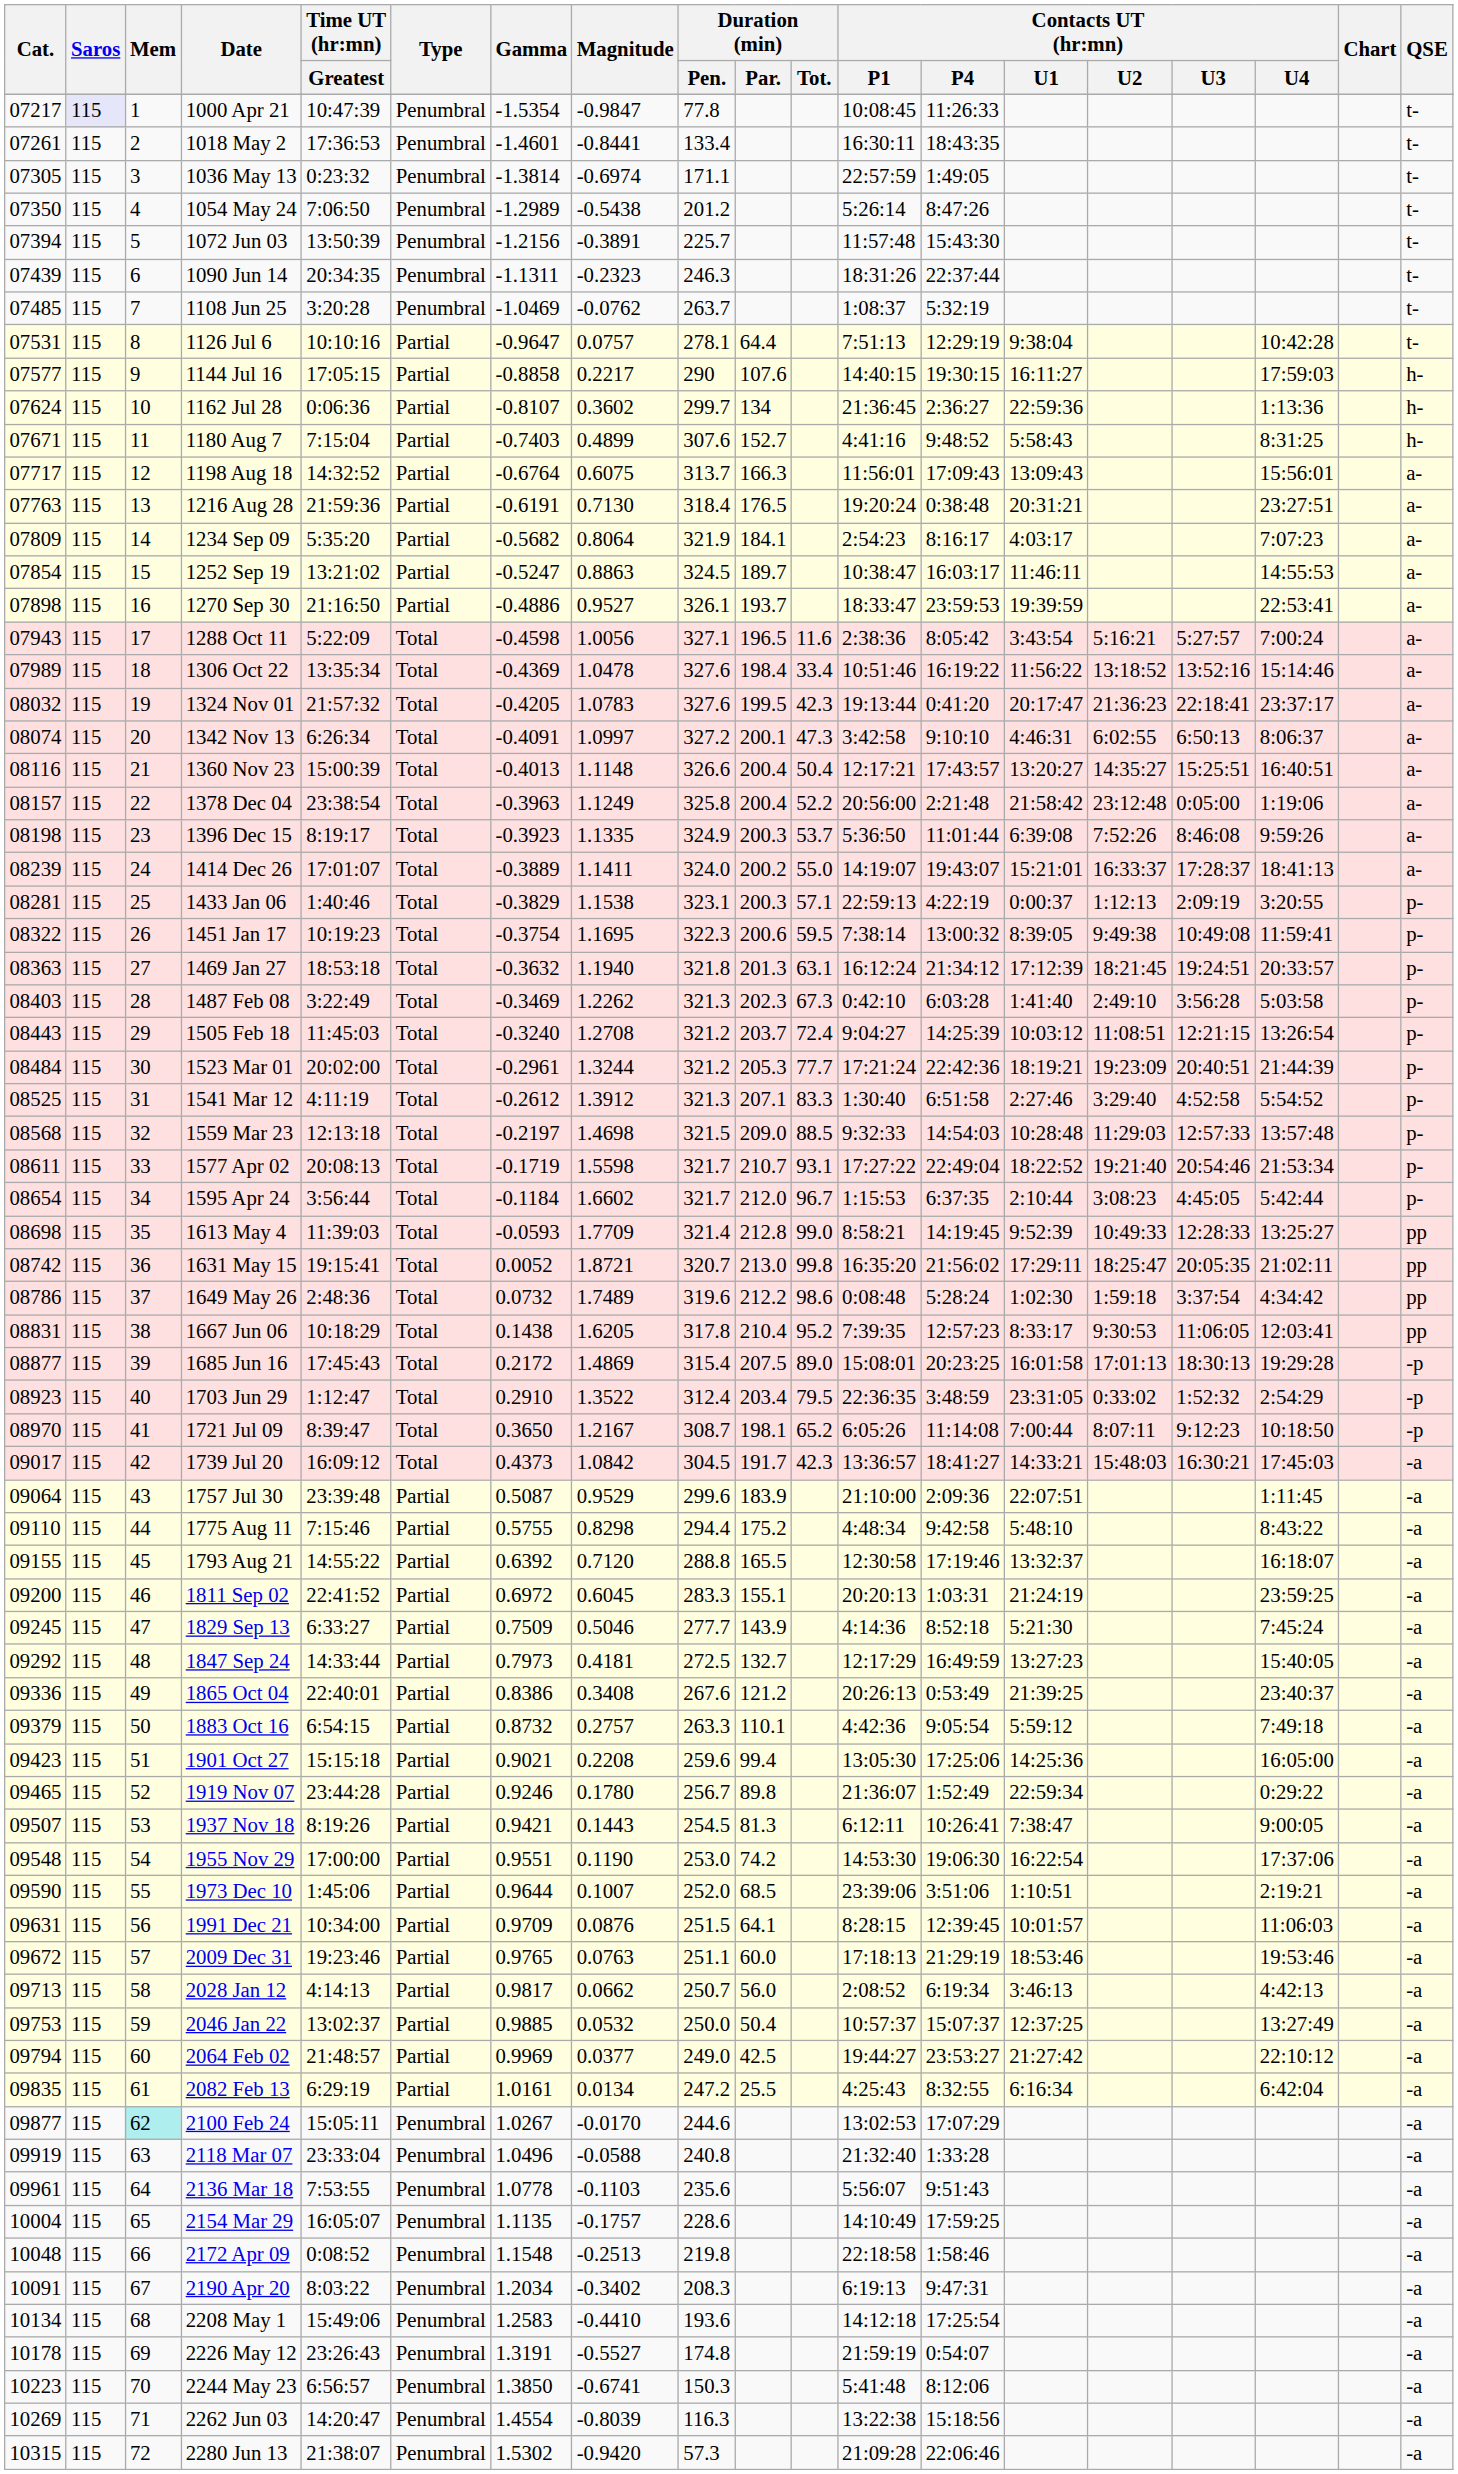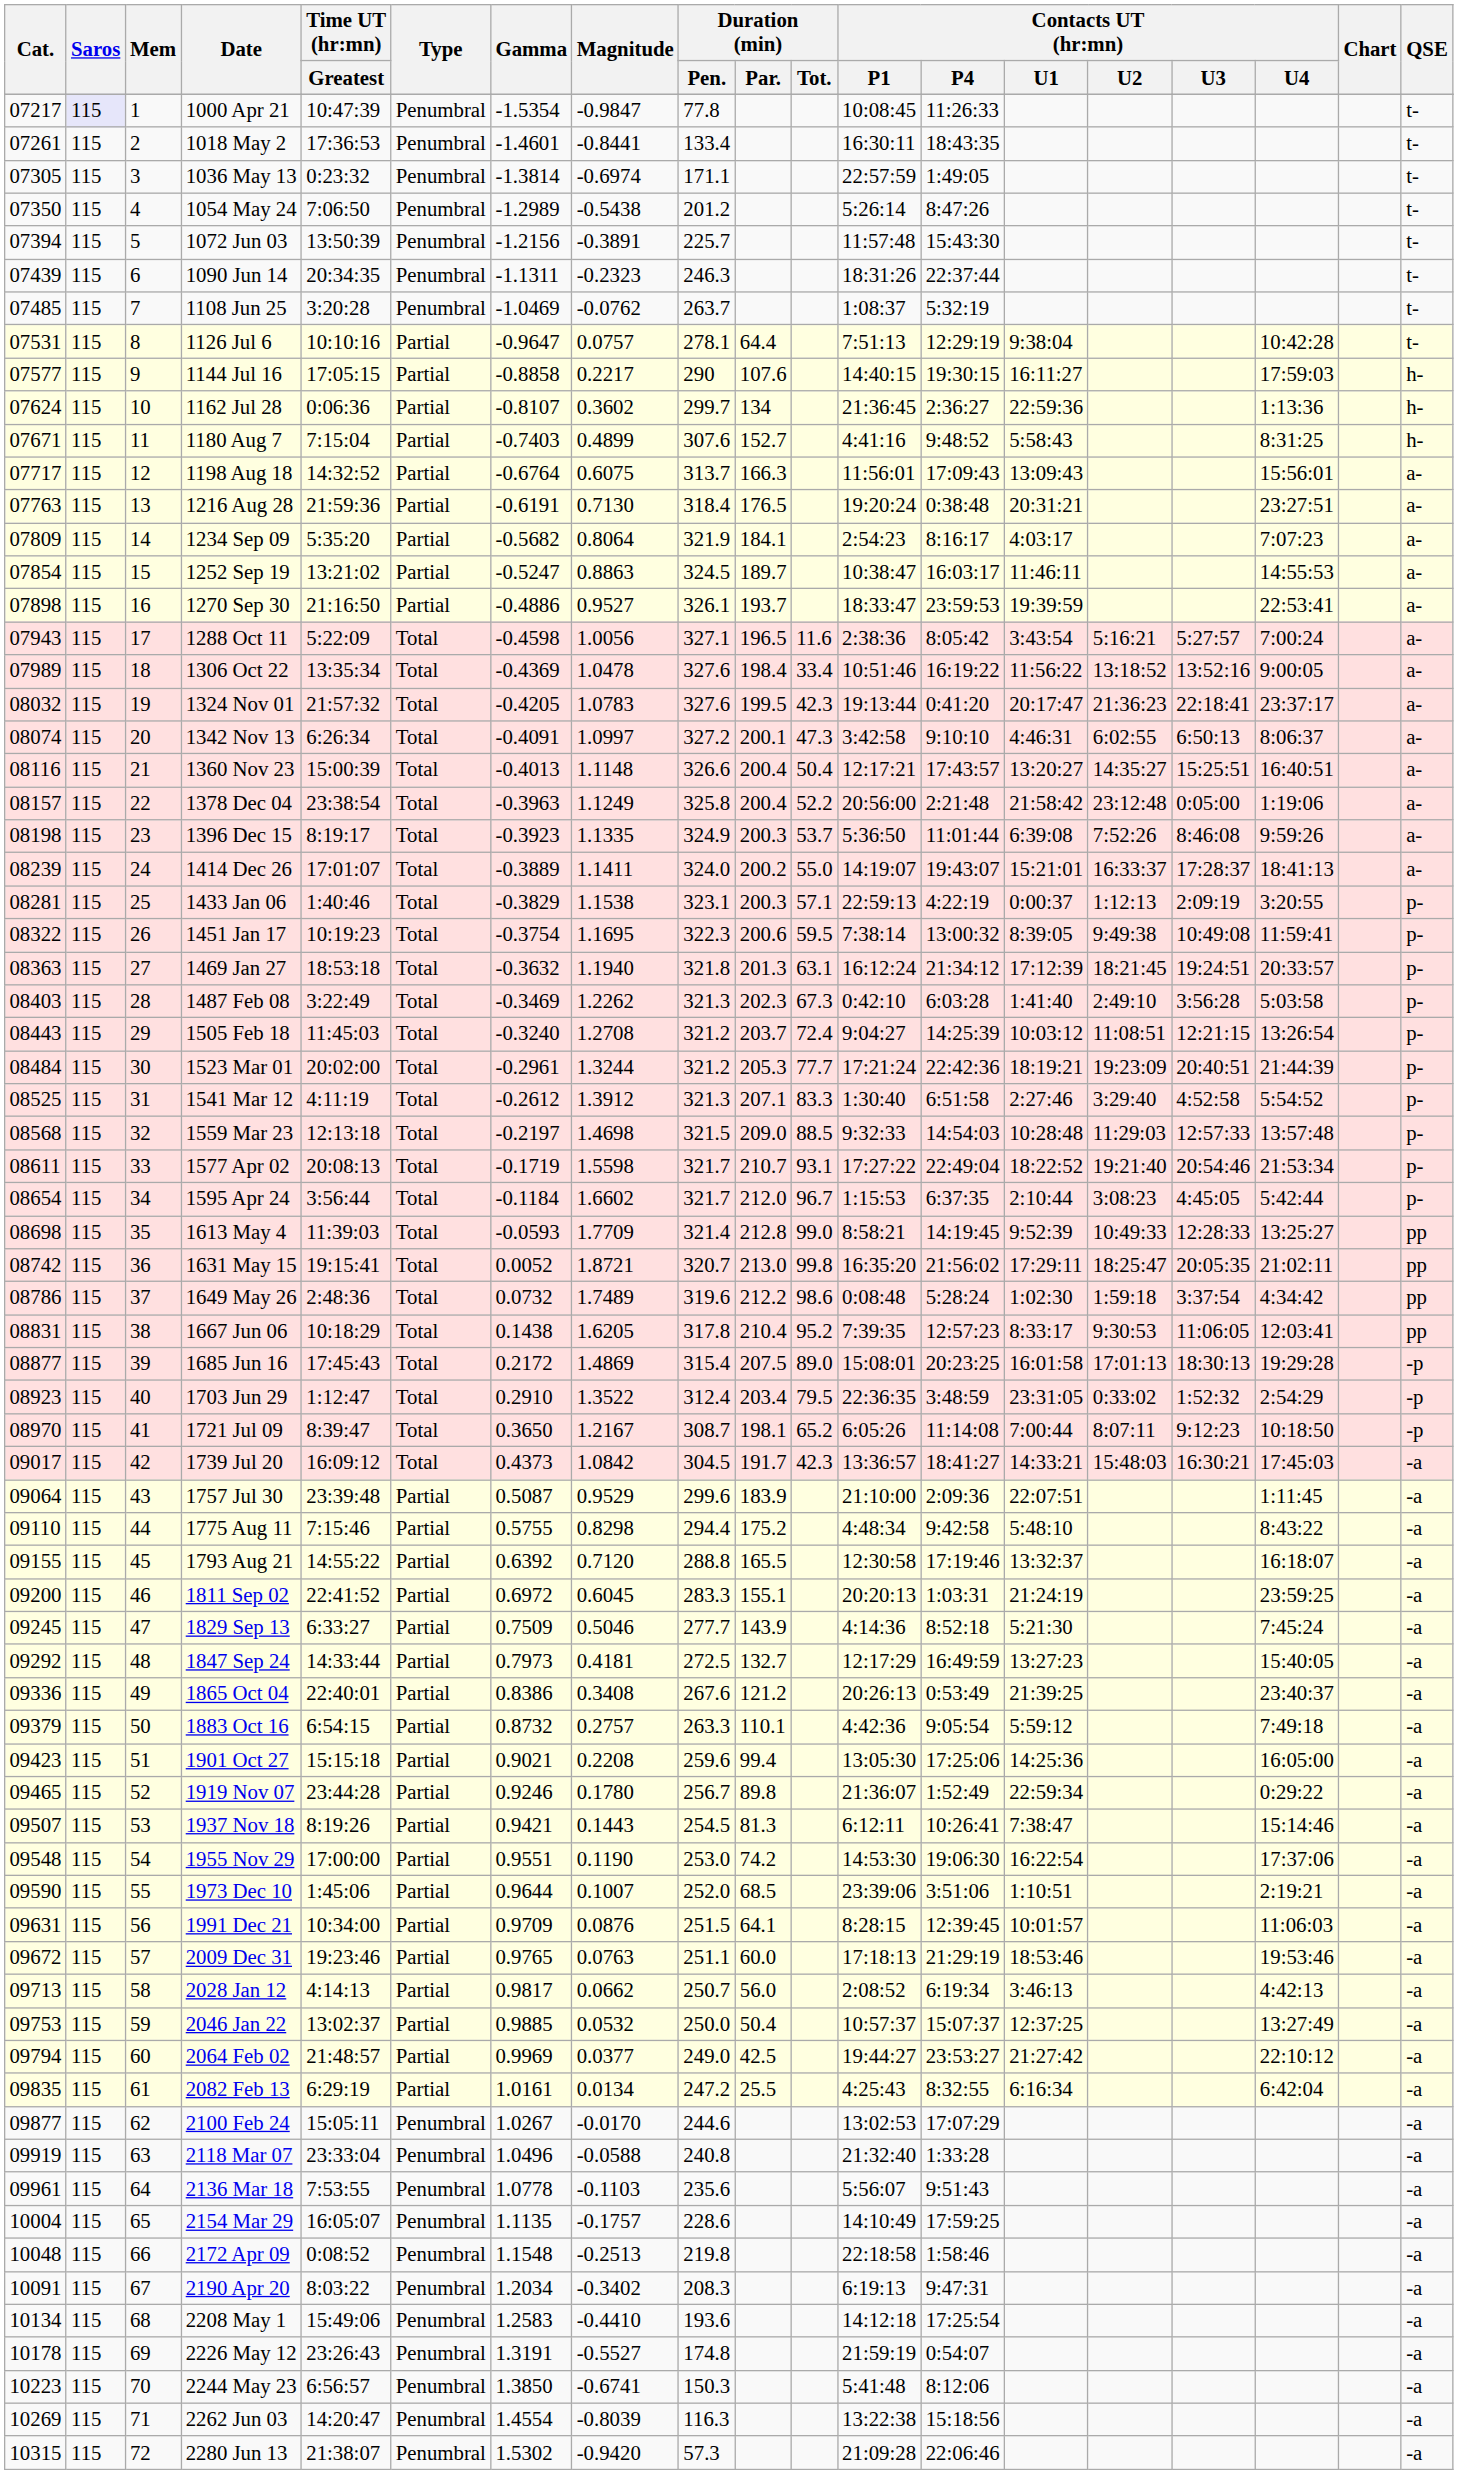(1297, 671) 15:14:46 -> (1292, 671) 9:00:05
(1292, 1825) 9:00:05 -> (1297, 1825) 15:14:46
(140, 2122) paleturquoise background -> (140, 2122) no background
